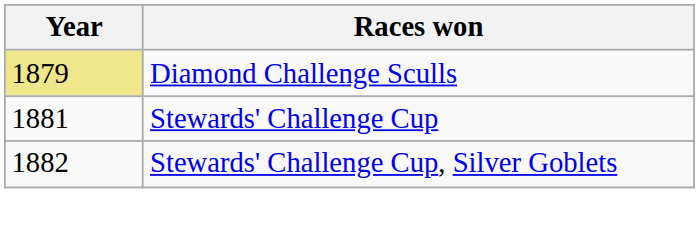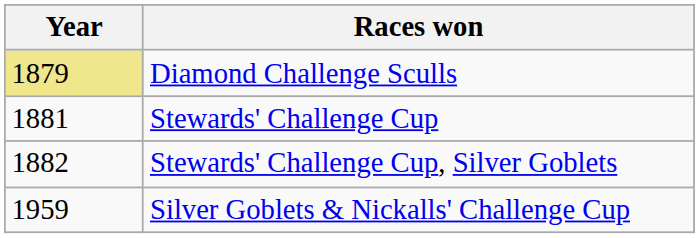+ row: (390, 208)
